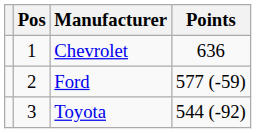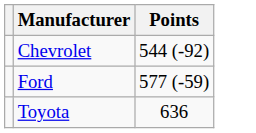- column: (32, 20)
(211, 50) 636 -> (174, 50) 544 (-92)
(211, 112) 544 (-92) -> (174, 112) 636
